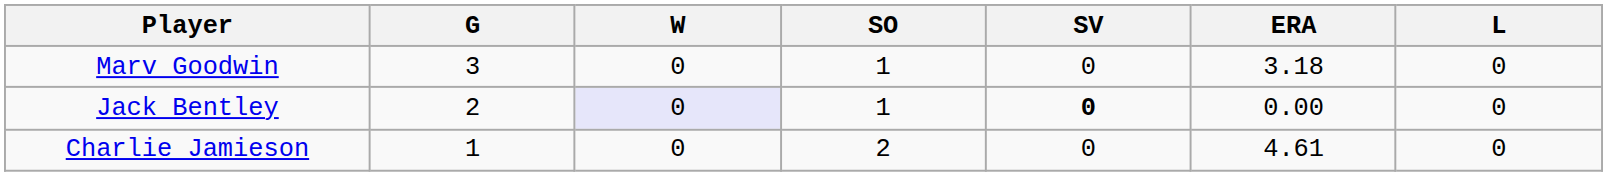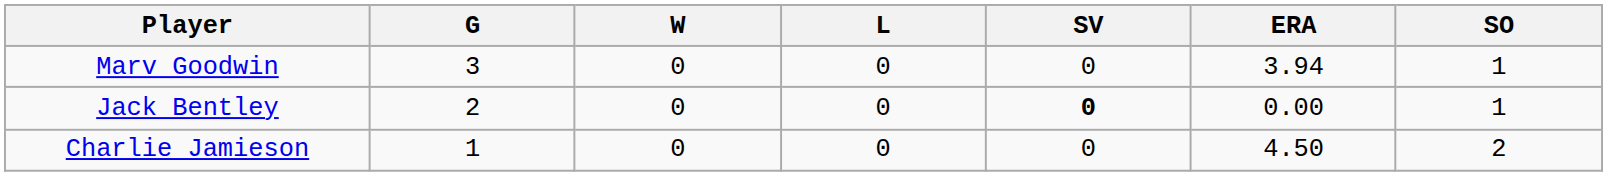columns swapped: (1499, 26) <-> (883, 26)
(1294, 67) 3.18 -> (1294, 67) 3.94
(678, 108) lavender background -> (678, 108) no background
(1294, 150) 4.61 -> (1294, 150) 4.50
